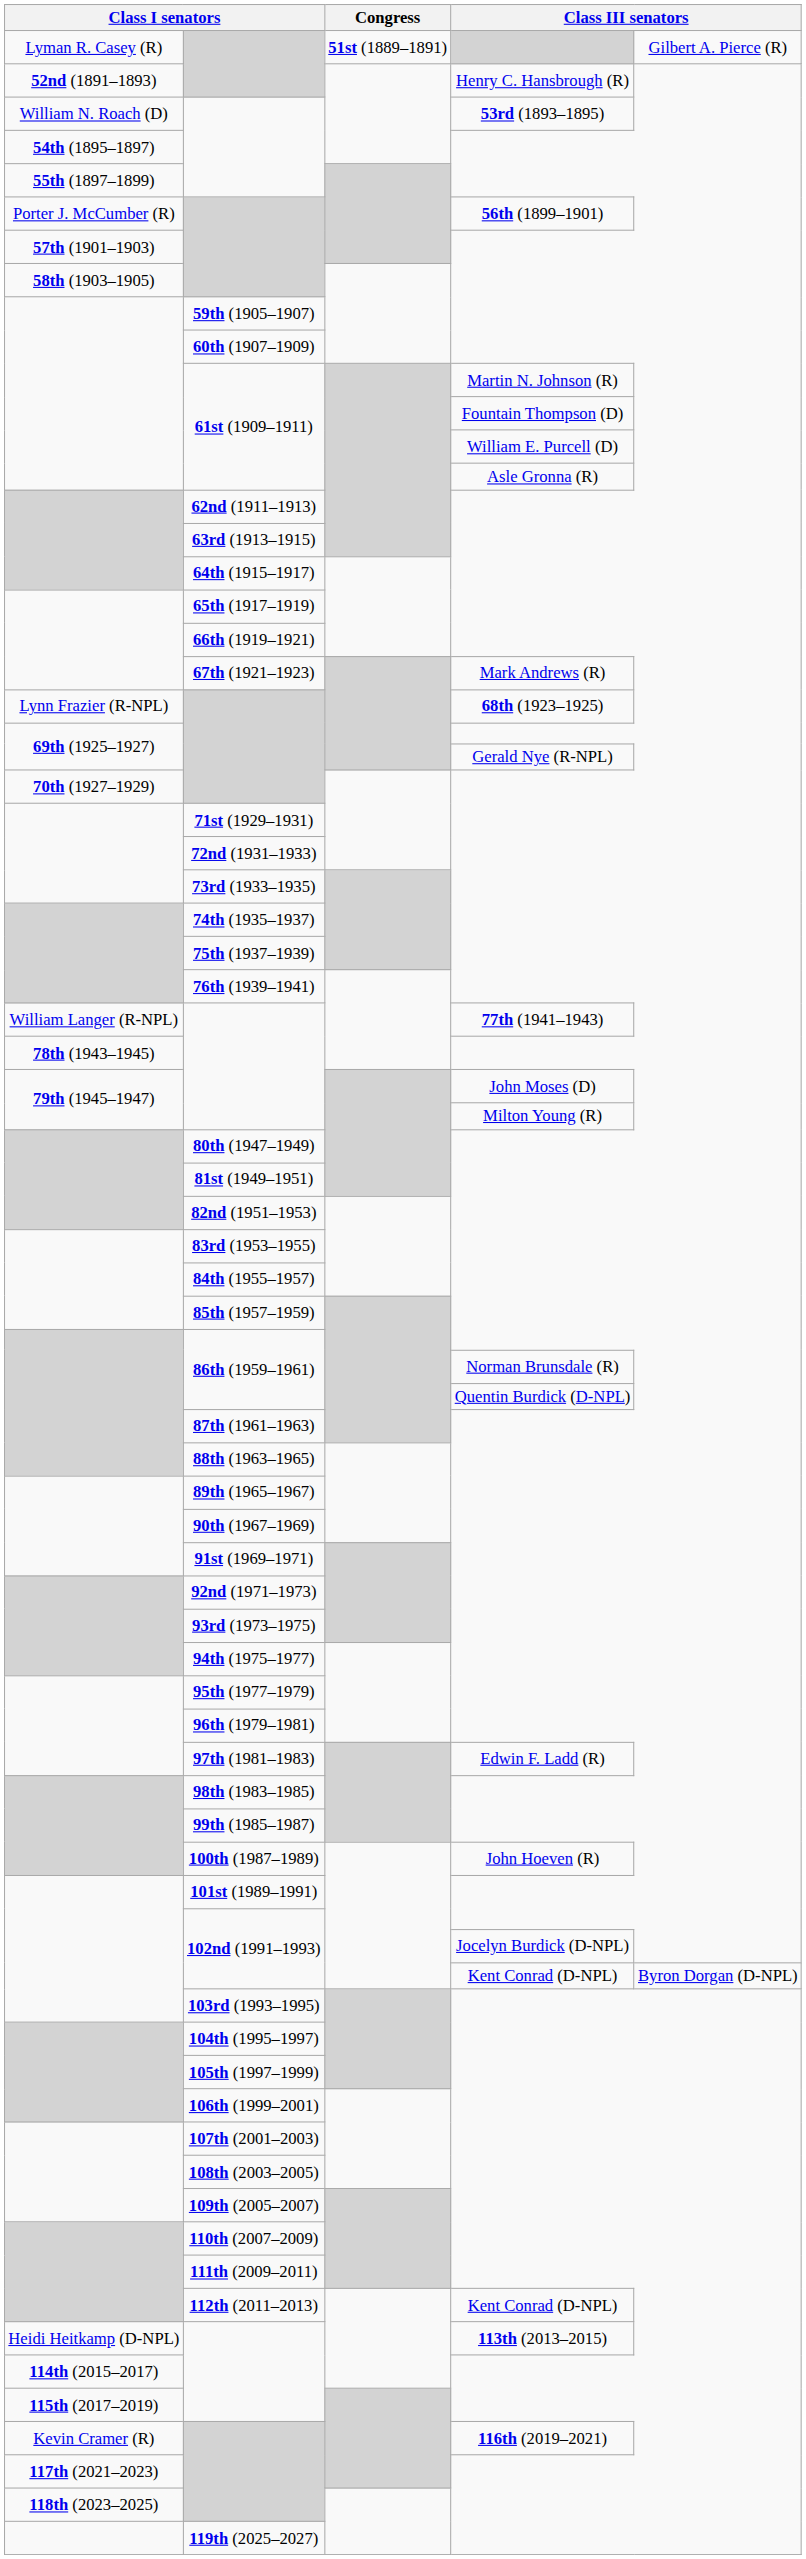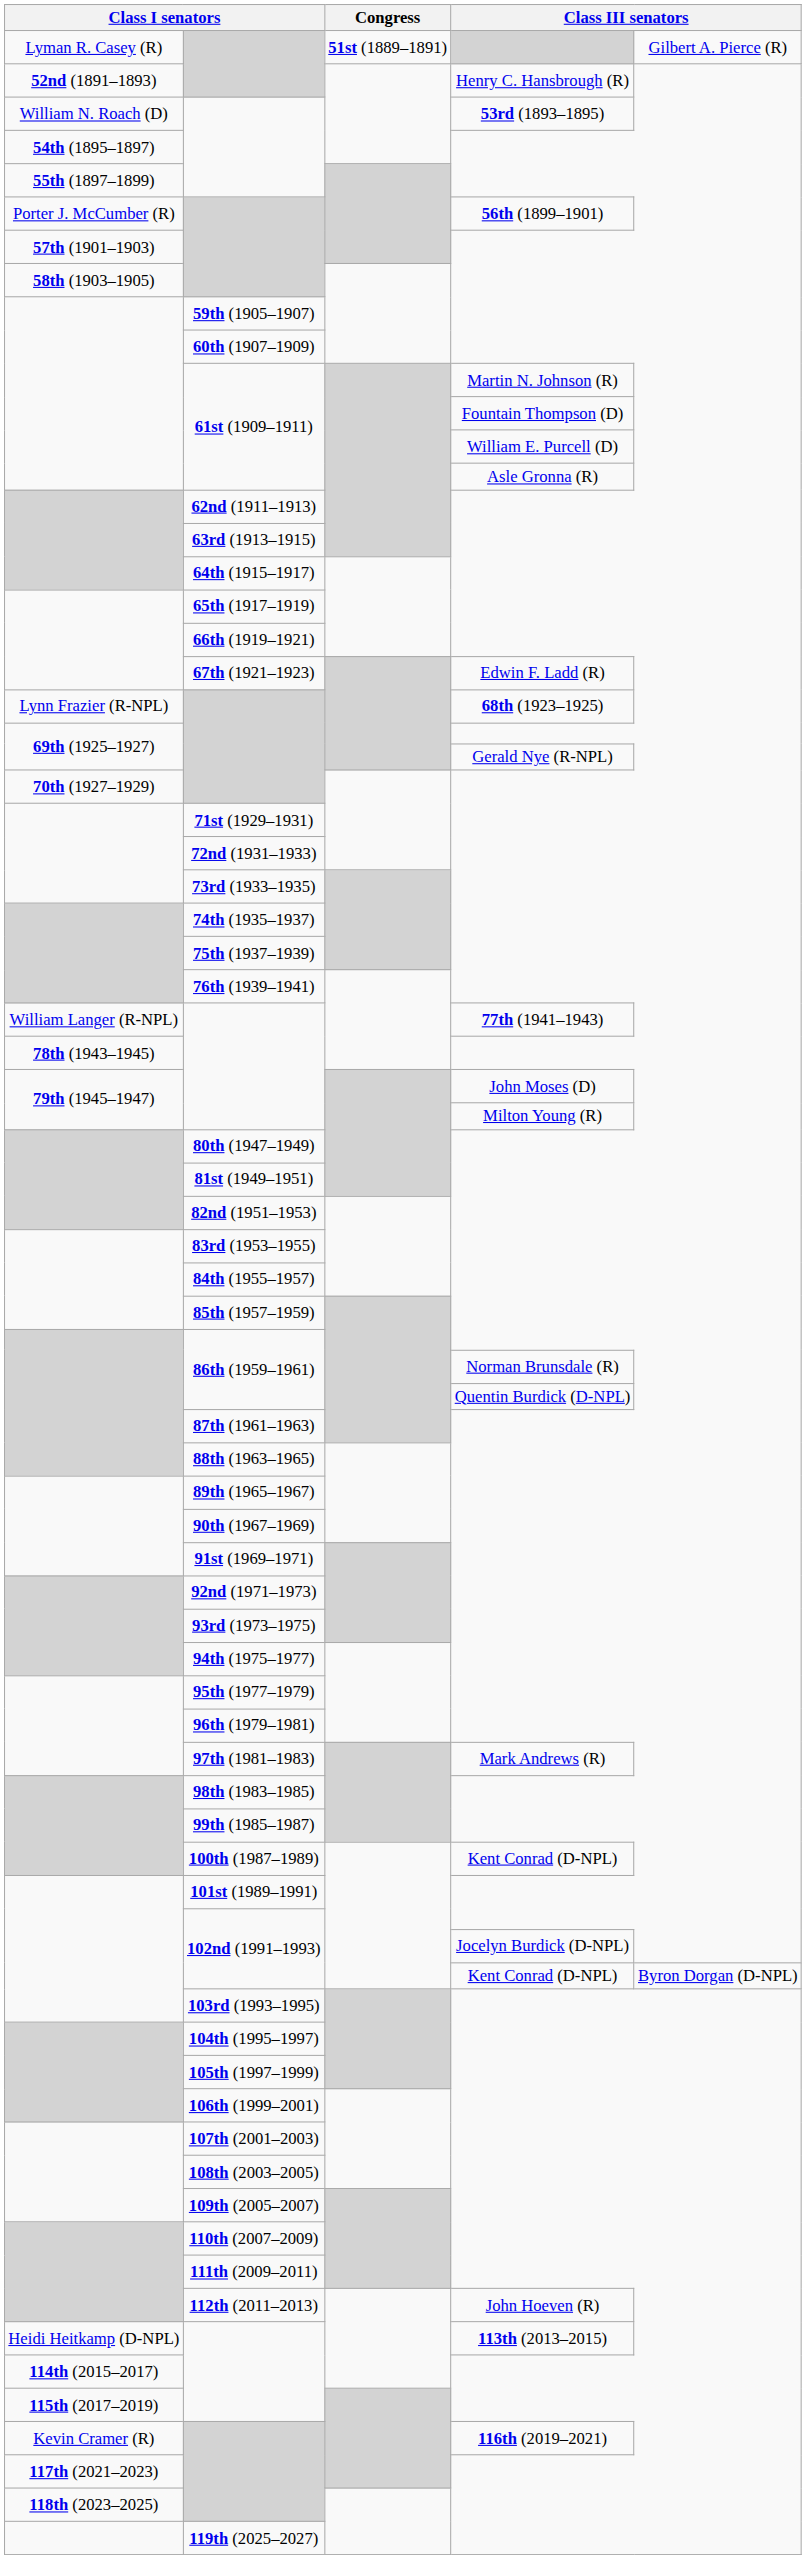(543, 672) Mark Andrews (R) -> (543, 672) Edwin F. Ladd (R)
(543, 1758) Edwin F. Ladd (R) -> (543, 1758) Mark Andrews (R)
(543, 1858) John Hoeven (R) -> (543, 1858) Kent Conrad (D-NPL)
(543, 2305) Kent Conrad (D-NPL) -> (543, 2305) John Hoeven (R)
